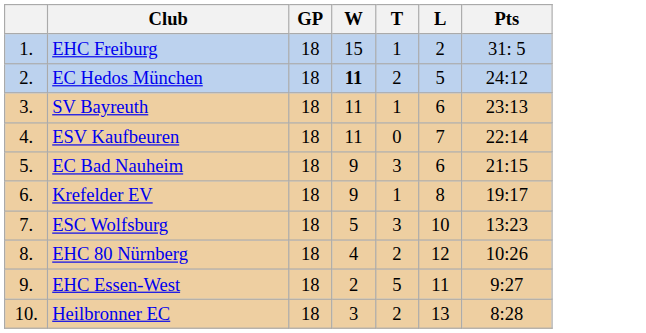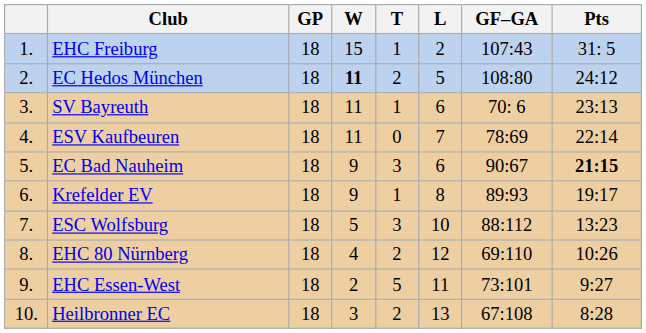+ column: (507, 19)
(507, 166) normal -> (597, 166) bold
